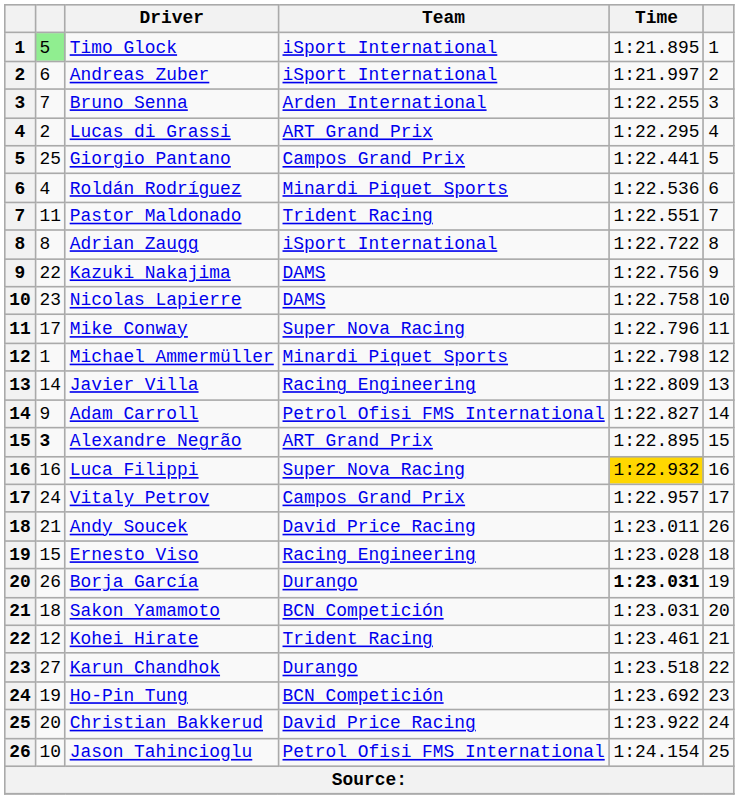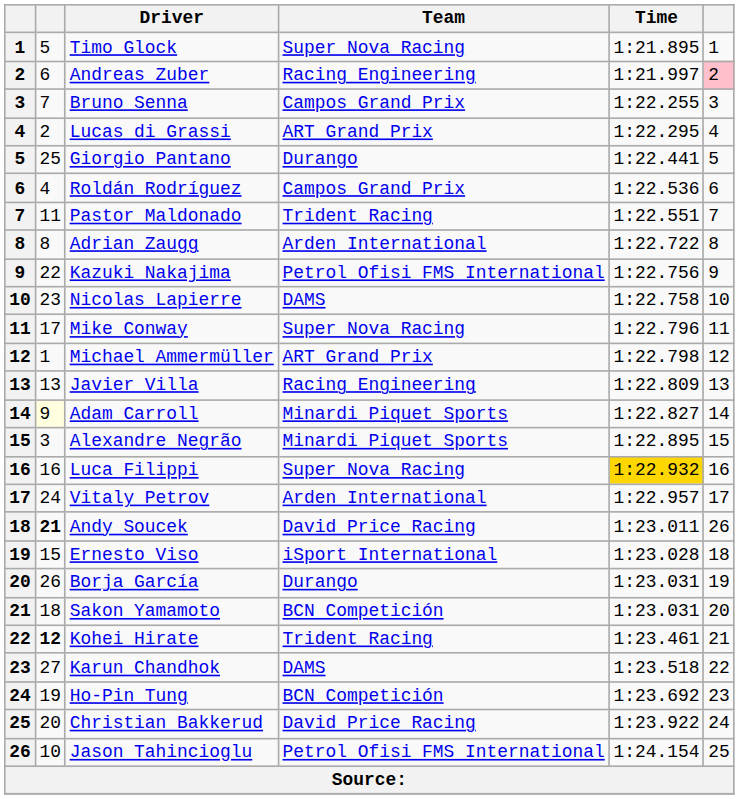(45, 47) lightgreen background -> (45, 47) no background
(390, 47) iSport International -> (374, 47) Super Nova Racing
(390, 75) iSport International -> (379, 75) Racing Engineering
(714, 75) no background -> (714, 75) pink background
(385, 104) Arden International -> (374, 104) Campos Grand Prix
(374, 160) Campos Grand Prix -> (320, 160) Durango
(395, 188) Minardi Piquet Sports -> (374, 188) Campos Grand Prix
(390, 245) iSport International -> (385, 245) Arden International
(304, 273) DAMS -> (444, 273) Petrol Ofisi FMS International
(395, 357) Minardi Piquet Sports -> (358, 357) ART Grand Prix
(50, 386) 14 -> (50, 386) 13
(45, 414) no background -> (45, 414) lightyellow background
(444, 414) Petrol Ofisi FMS International -> (395, 414) Minardi Piquet Sports
(45, 442) bold -> (45, 442) normal
(358, 442) ART Grand Prix -> (395, 442) Minardi Piquet Sports
(374, 498) Campos Grand Prix -> (385, 498) Arden International
(50, 527) normal -> (50, 527) bold
(379, 555) Racing Engineering -> (390, 555) iSport International
(656, 583) bold -> (656, 583) normal
(50, 639) normal -> (50, 639) bold
(320, 668) Durango -> (304, 668) DAMS
